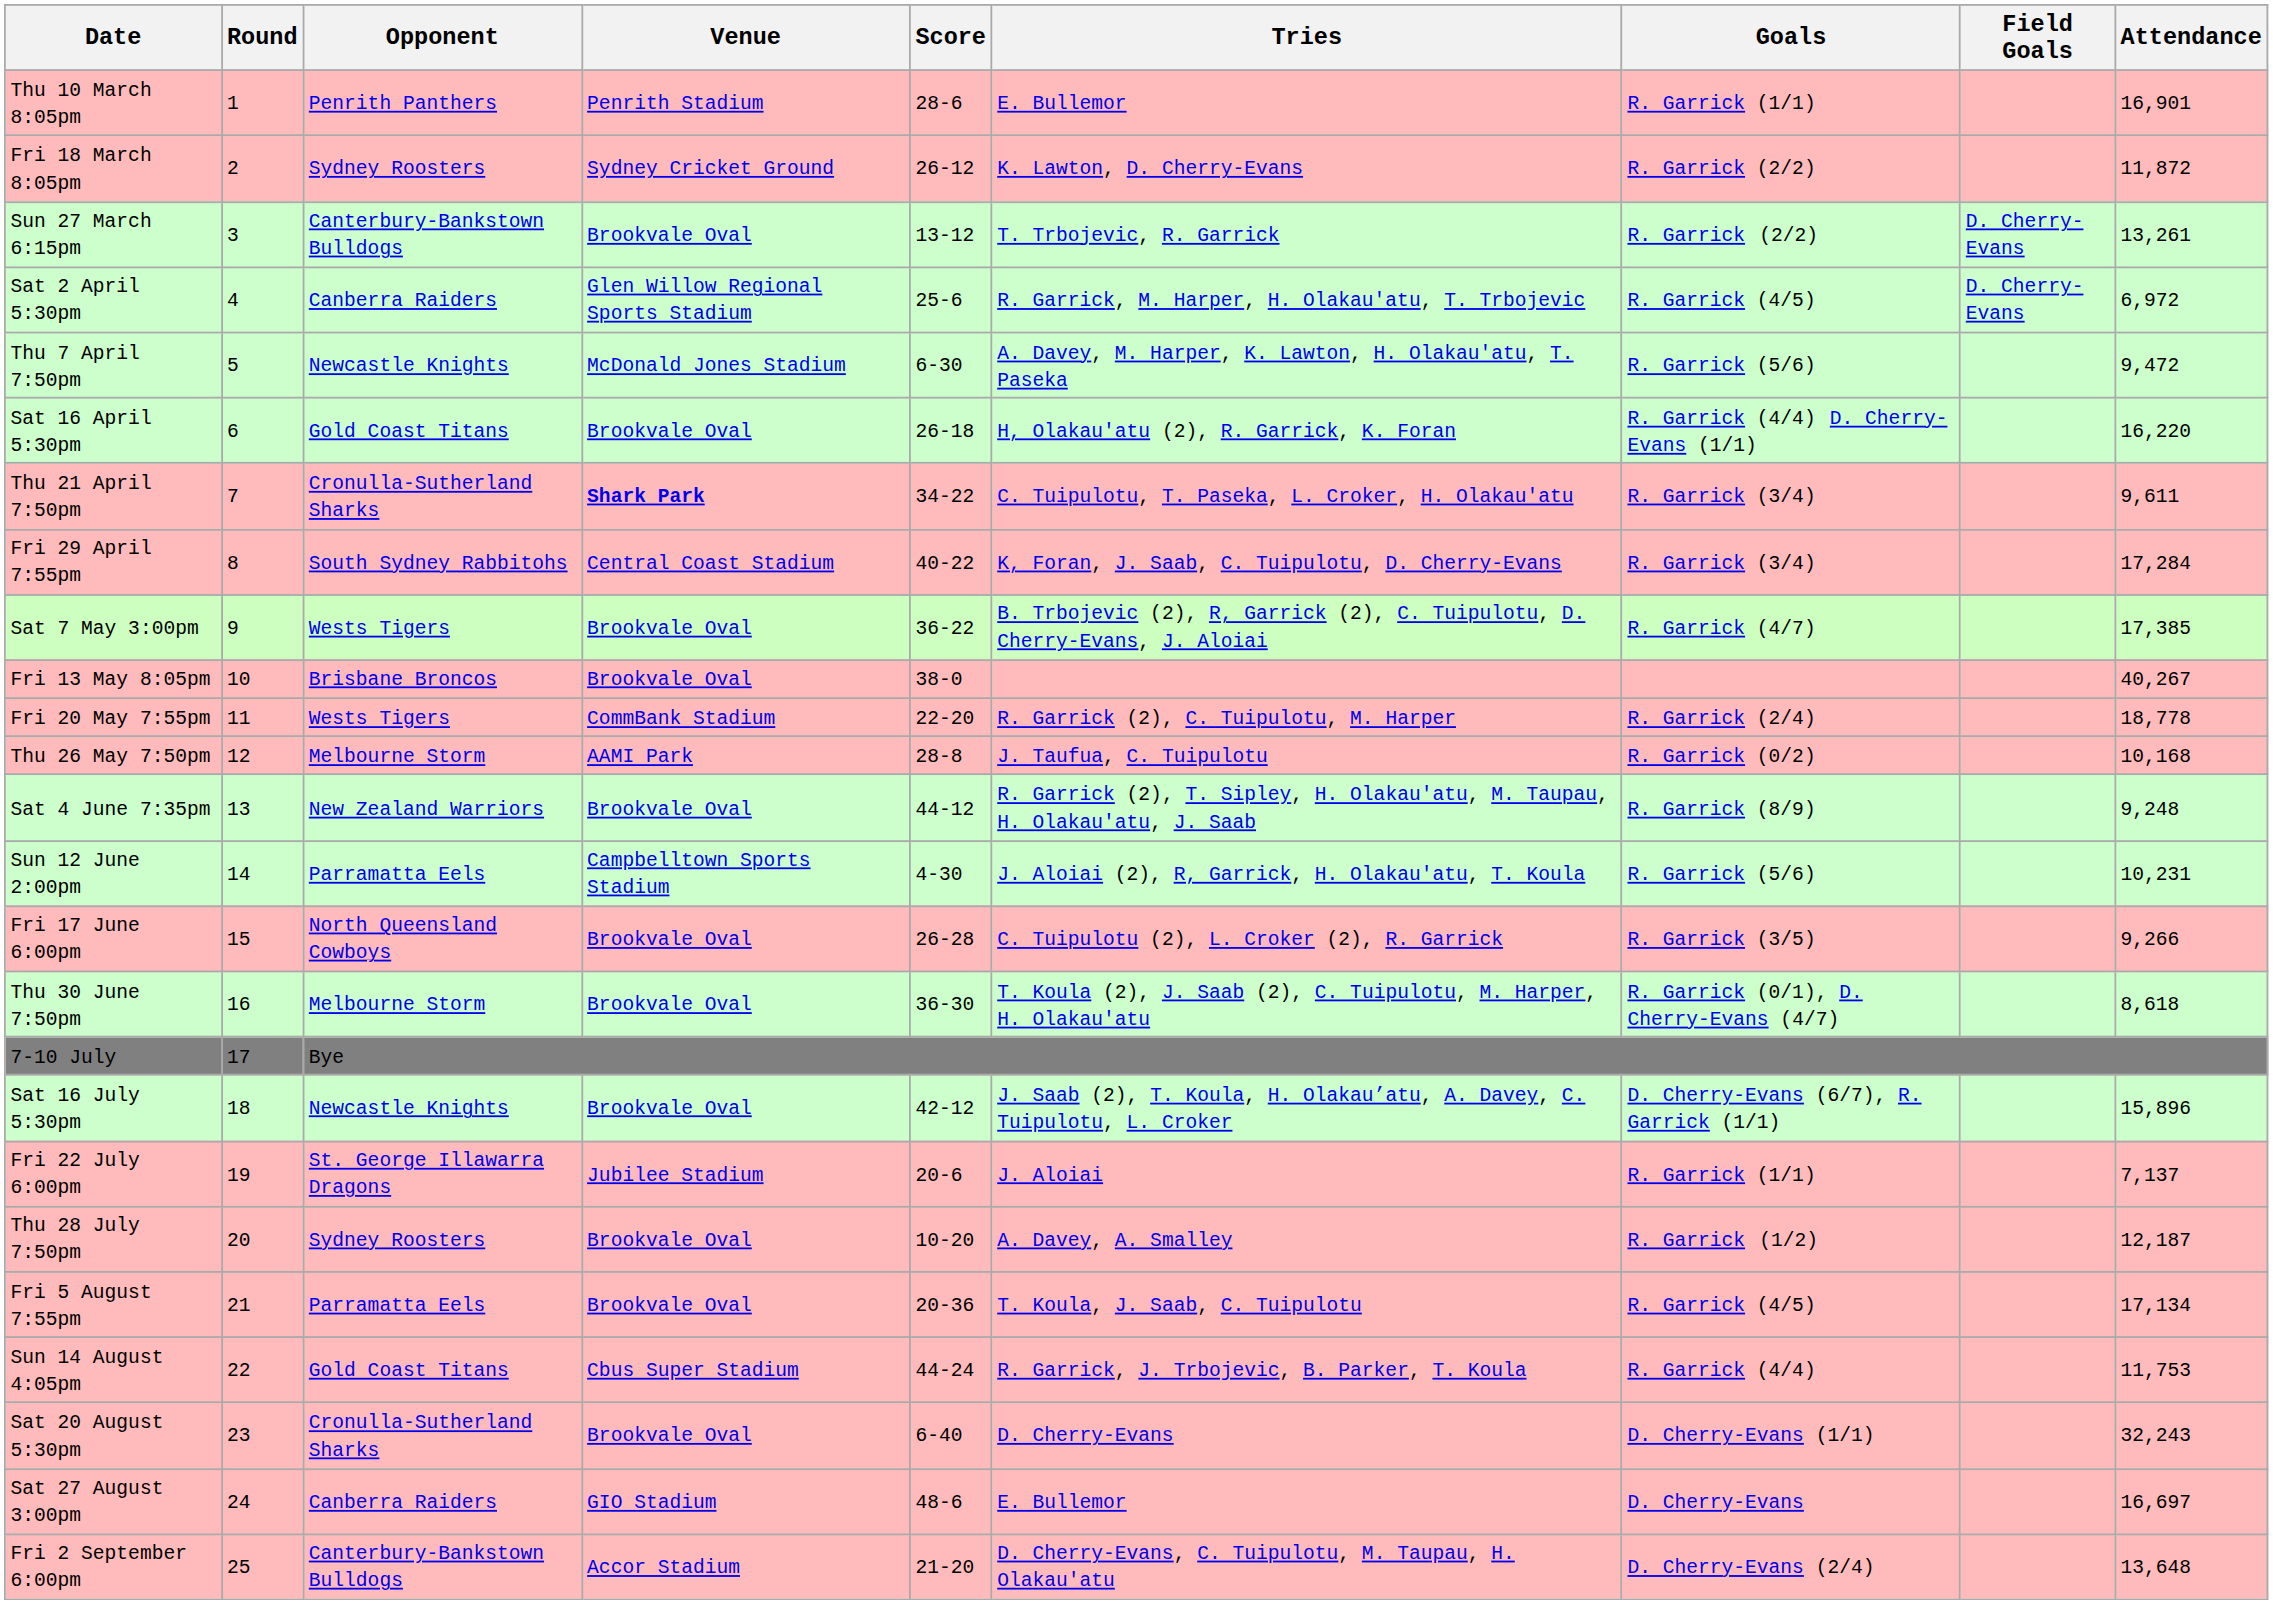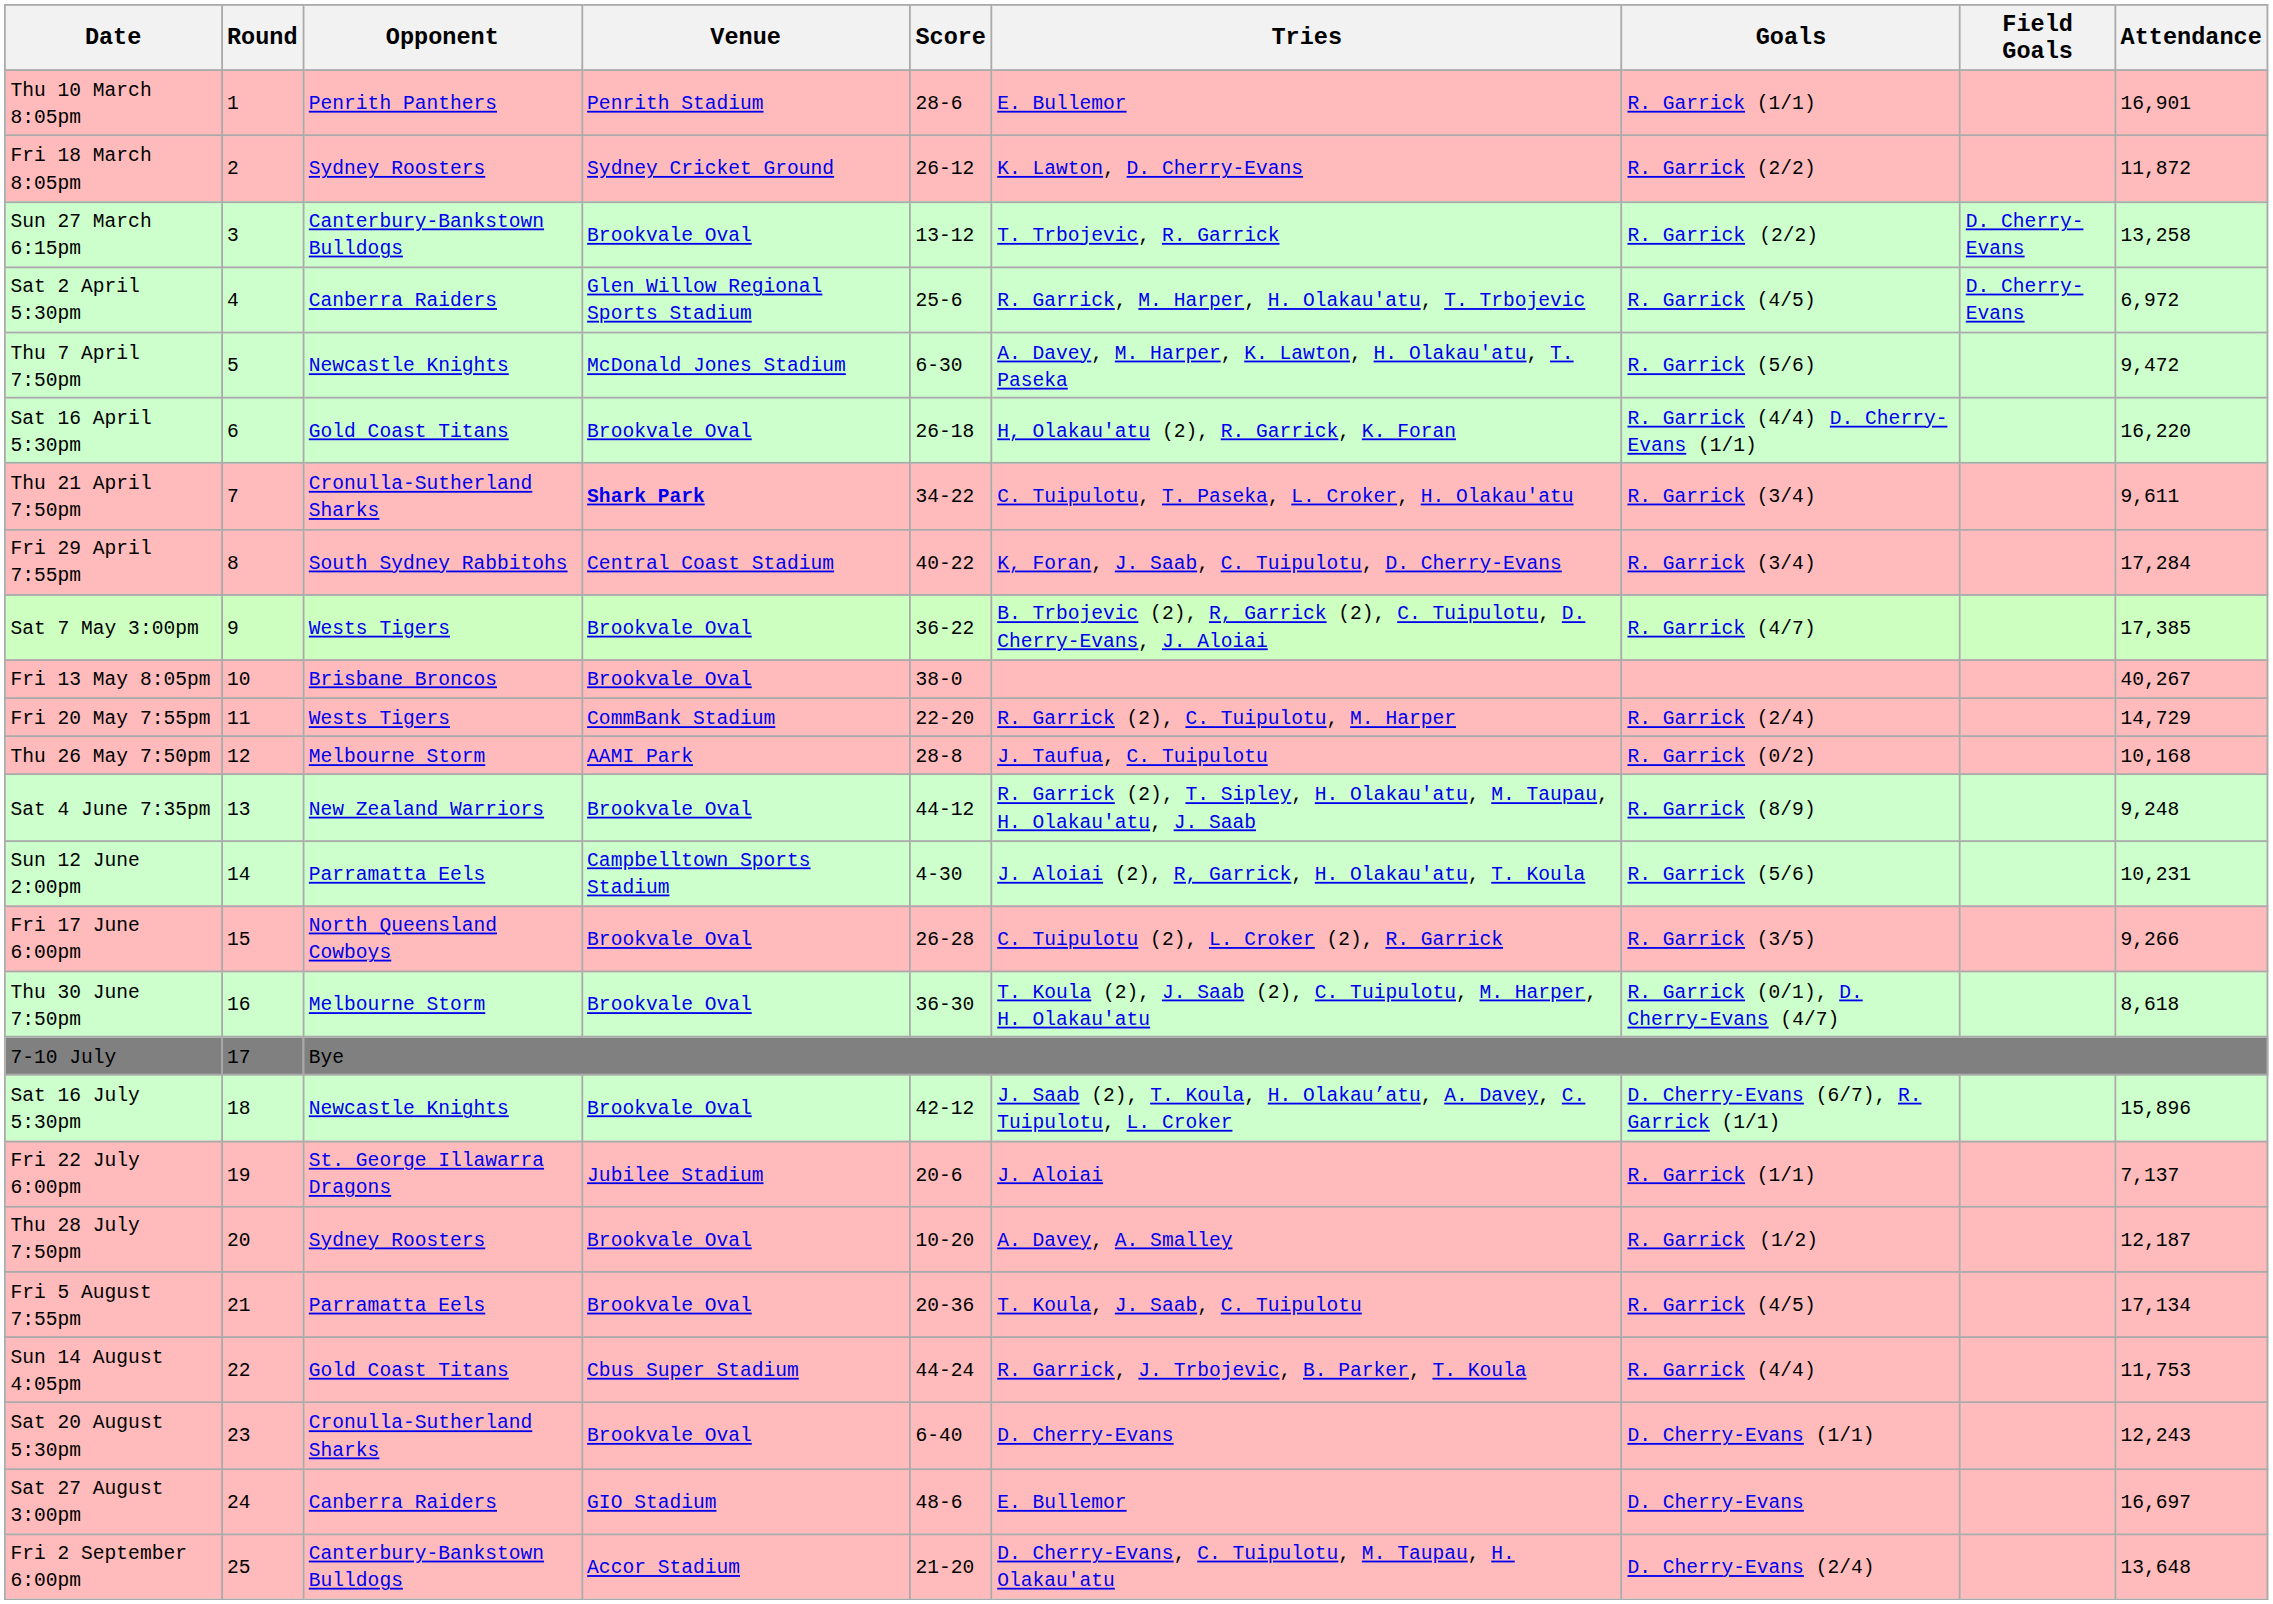(2156, 235) 13,261 -> (2156, 235) 13,258
(2156, 718) 18,778 -> (2156, 718) 14,729
(2156, 1436) 32,243 -> (2156, 1436) 12,243
